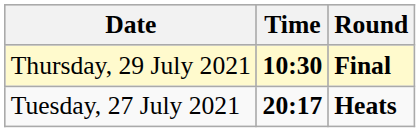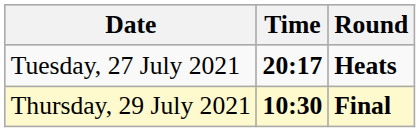rows swapped: (125, 106) <-> (131, 65)
